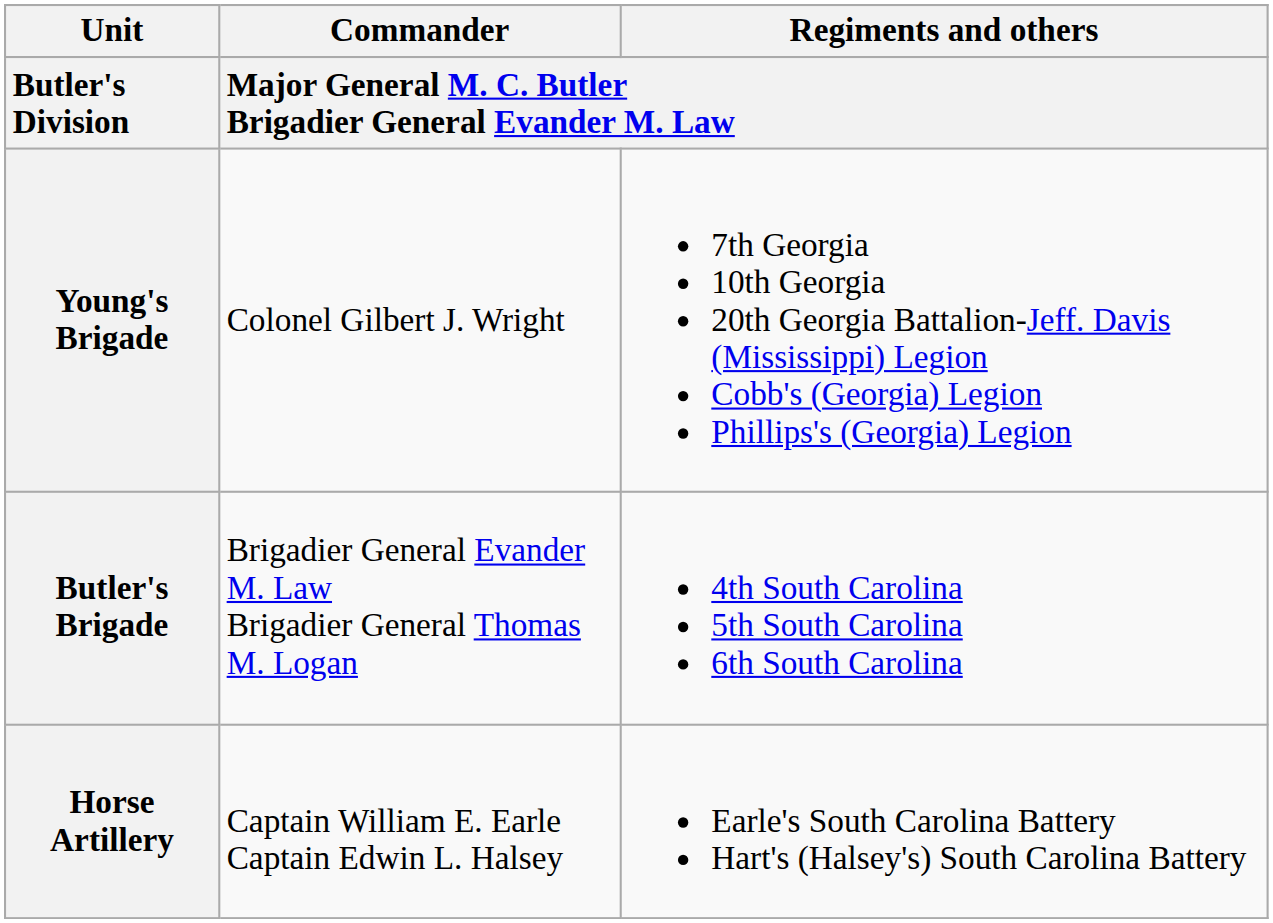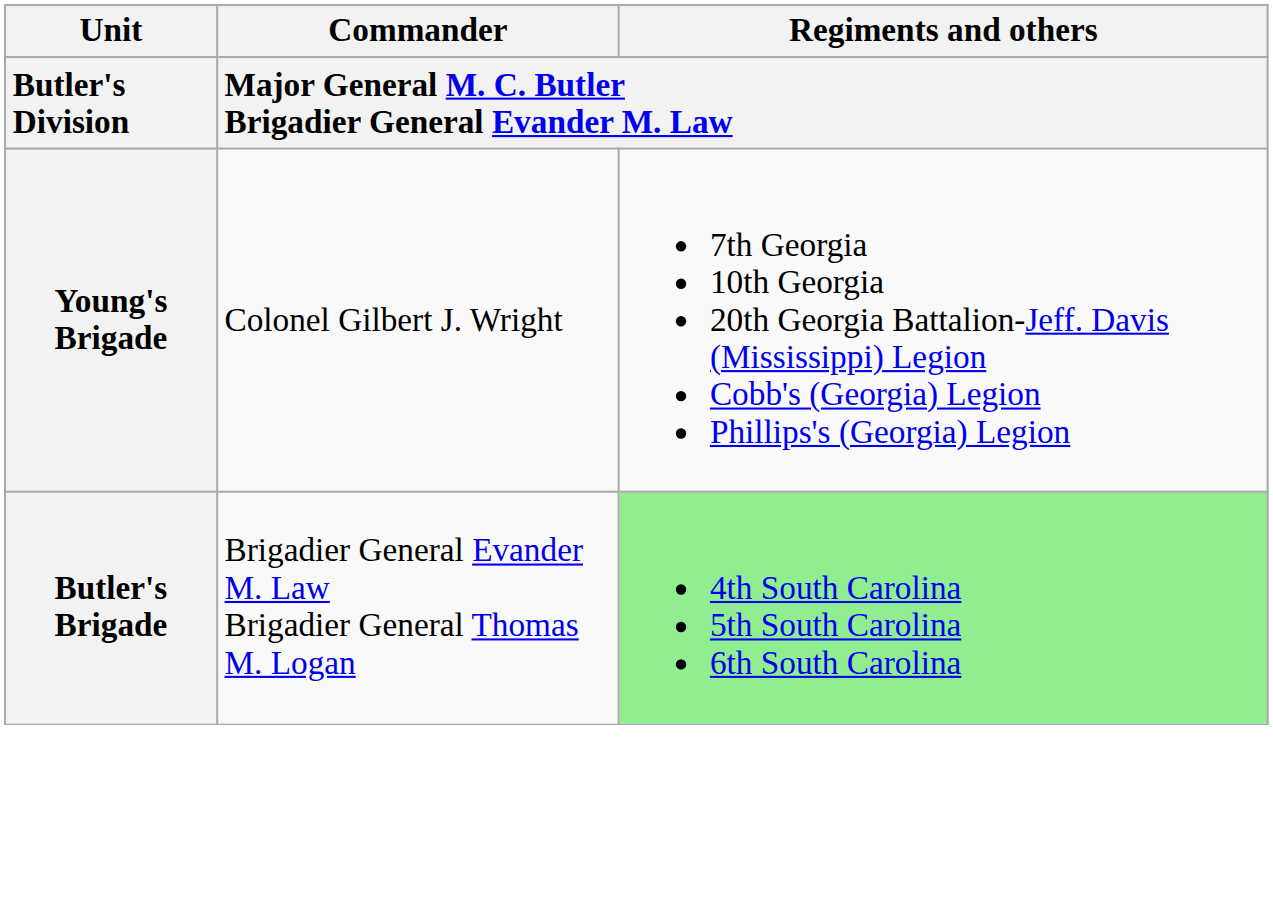(944, 627) no background -> (943, 627) lightgreen background
- row: (112, 820)
